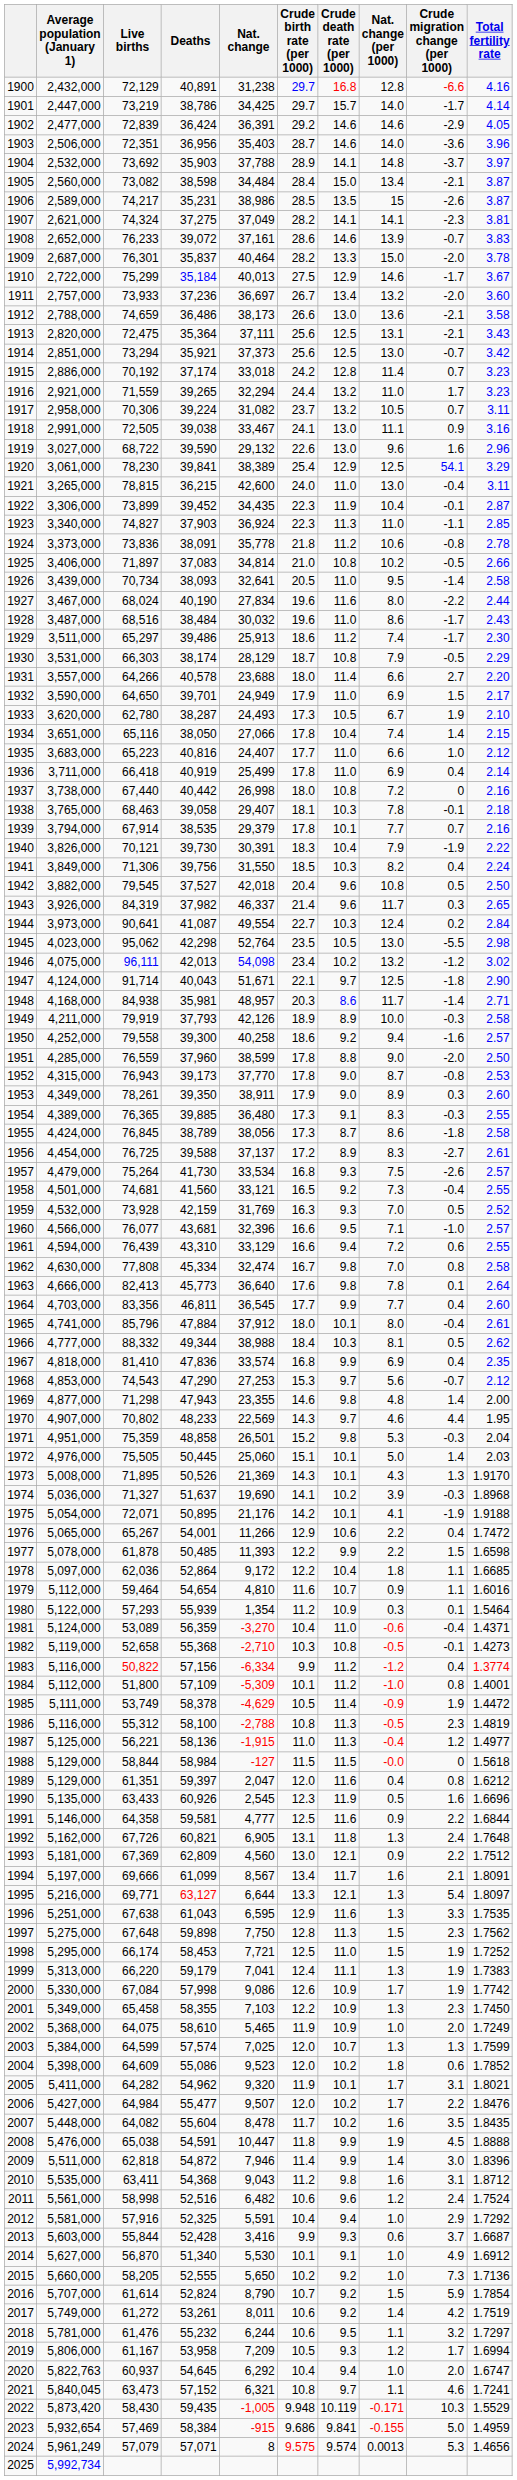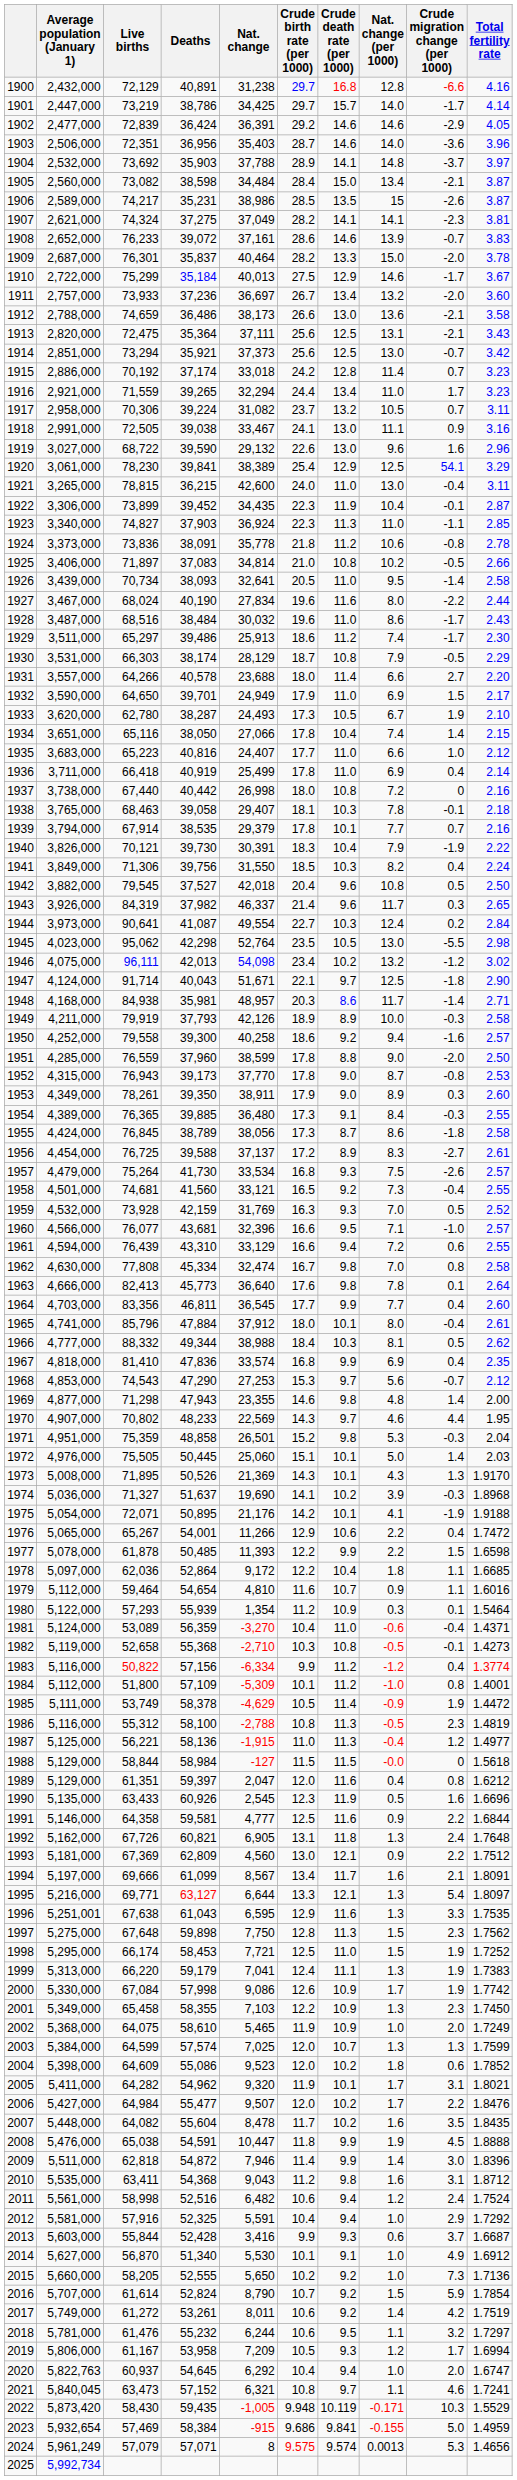(345, 391) 13.2 -> (345, 391) 13.4
(396, 1114) 8.3 -> (396, 1114) 8.4
(74, 1914) 5,251,000 -> (74, 1914) 5,251,001
(348, 2199) 9.6 -> (348, 2199) 9.4
